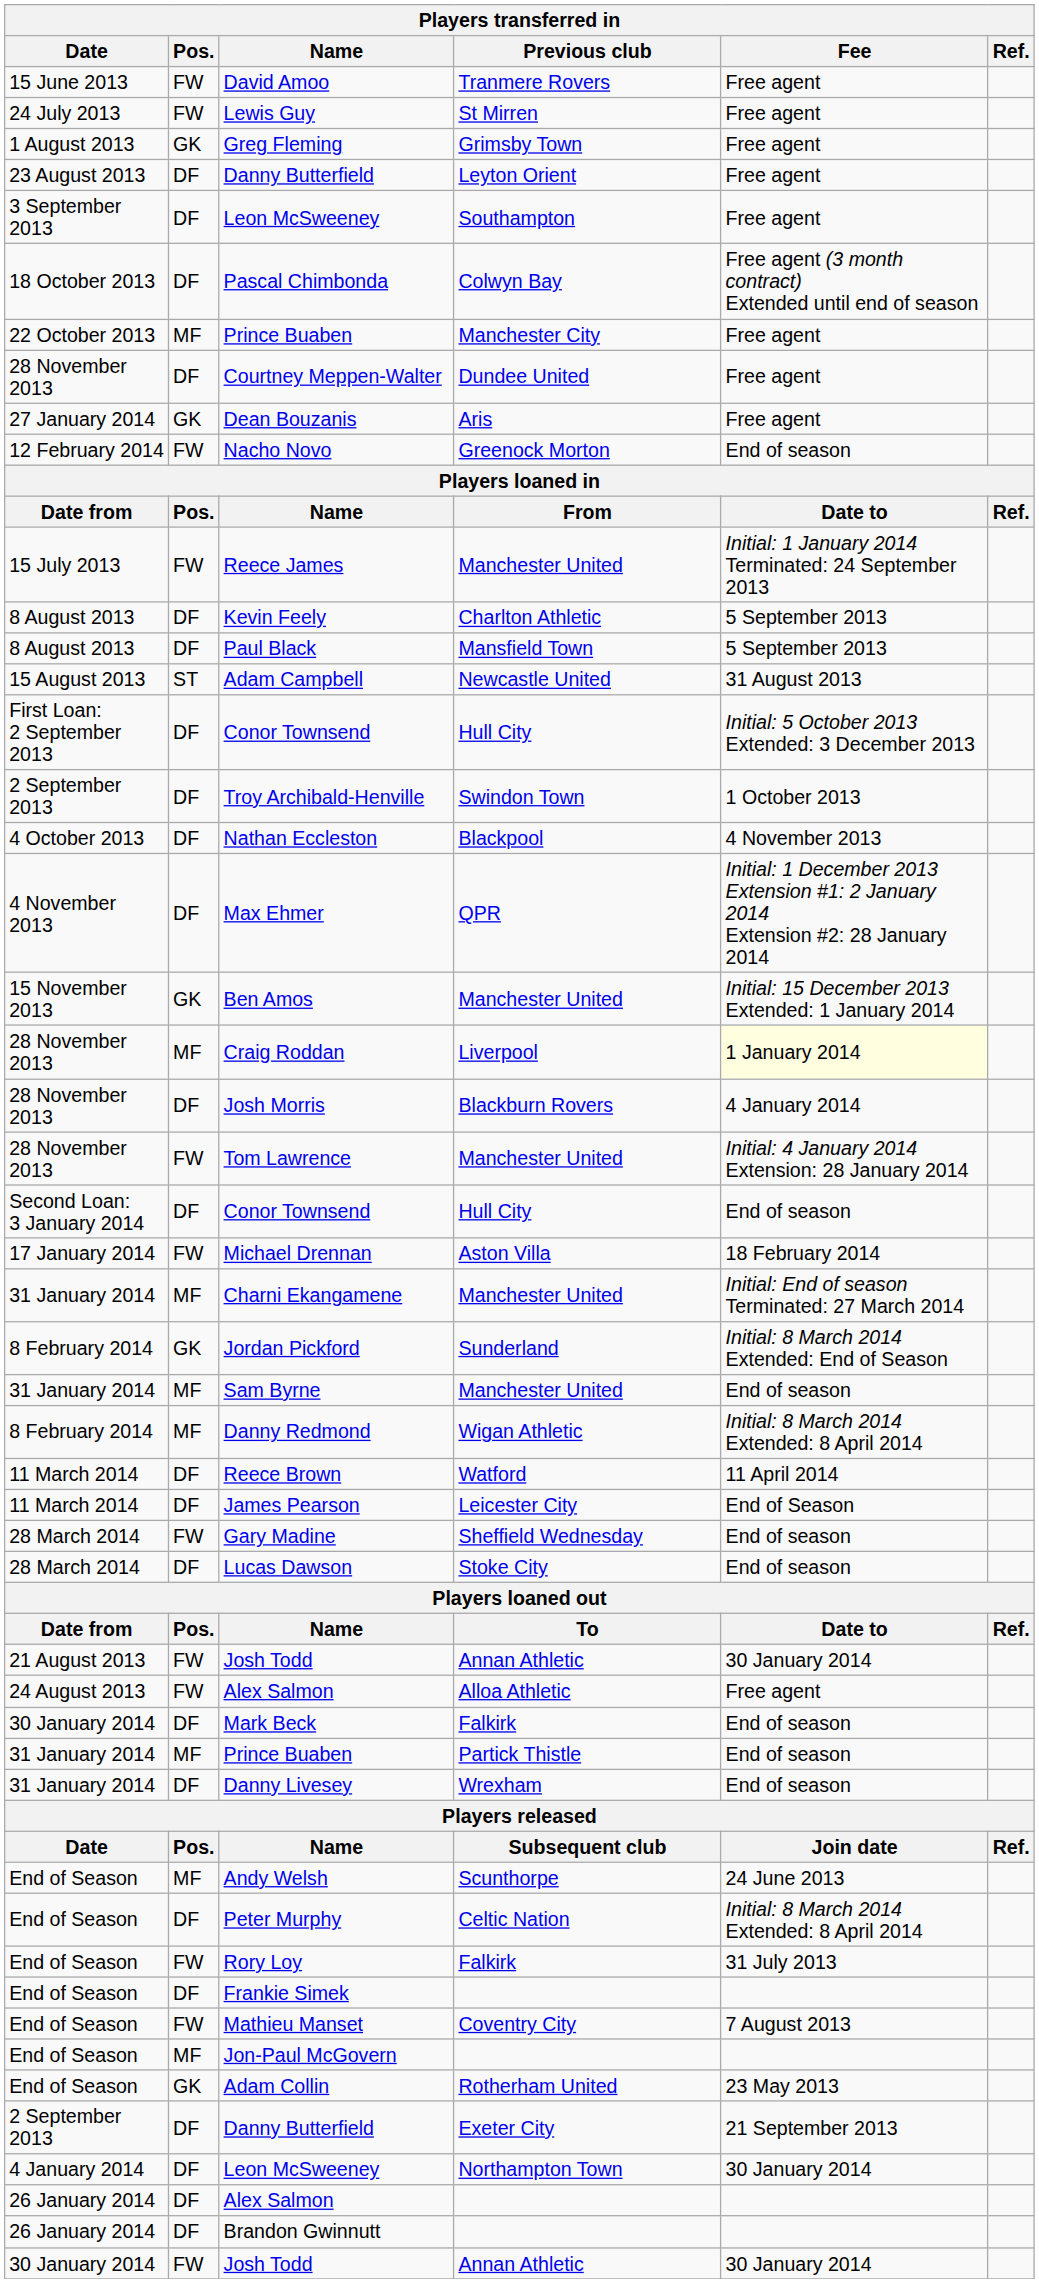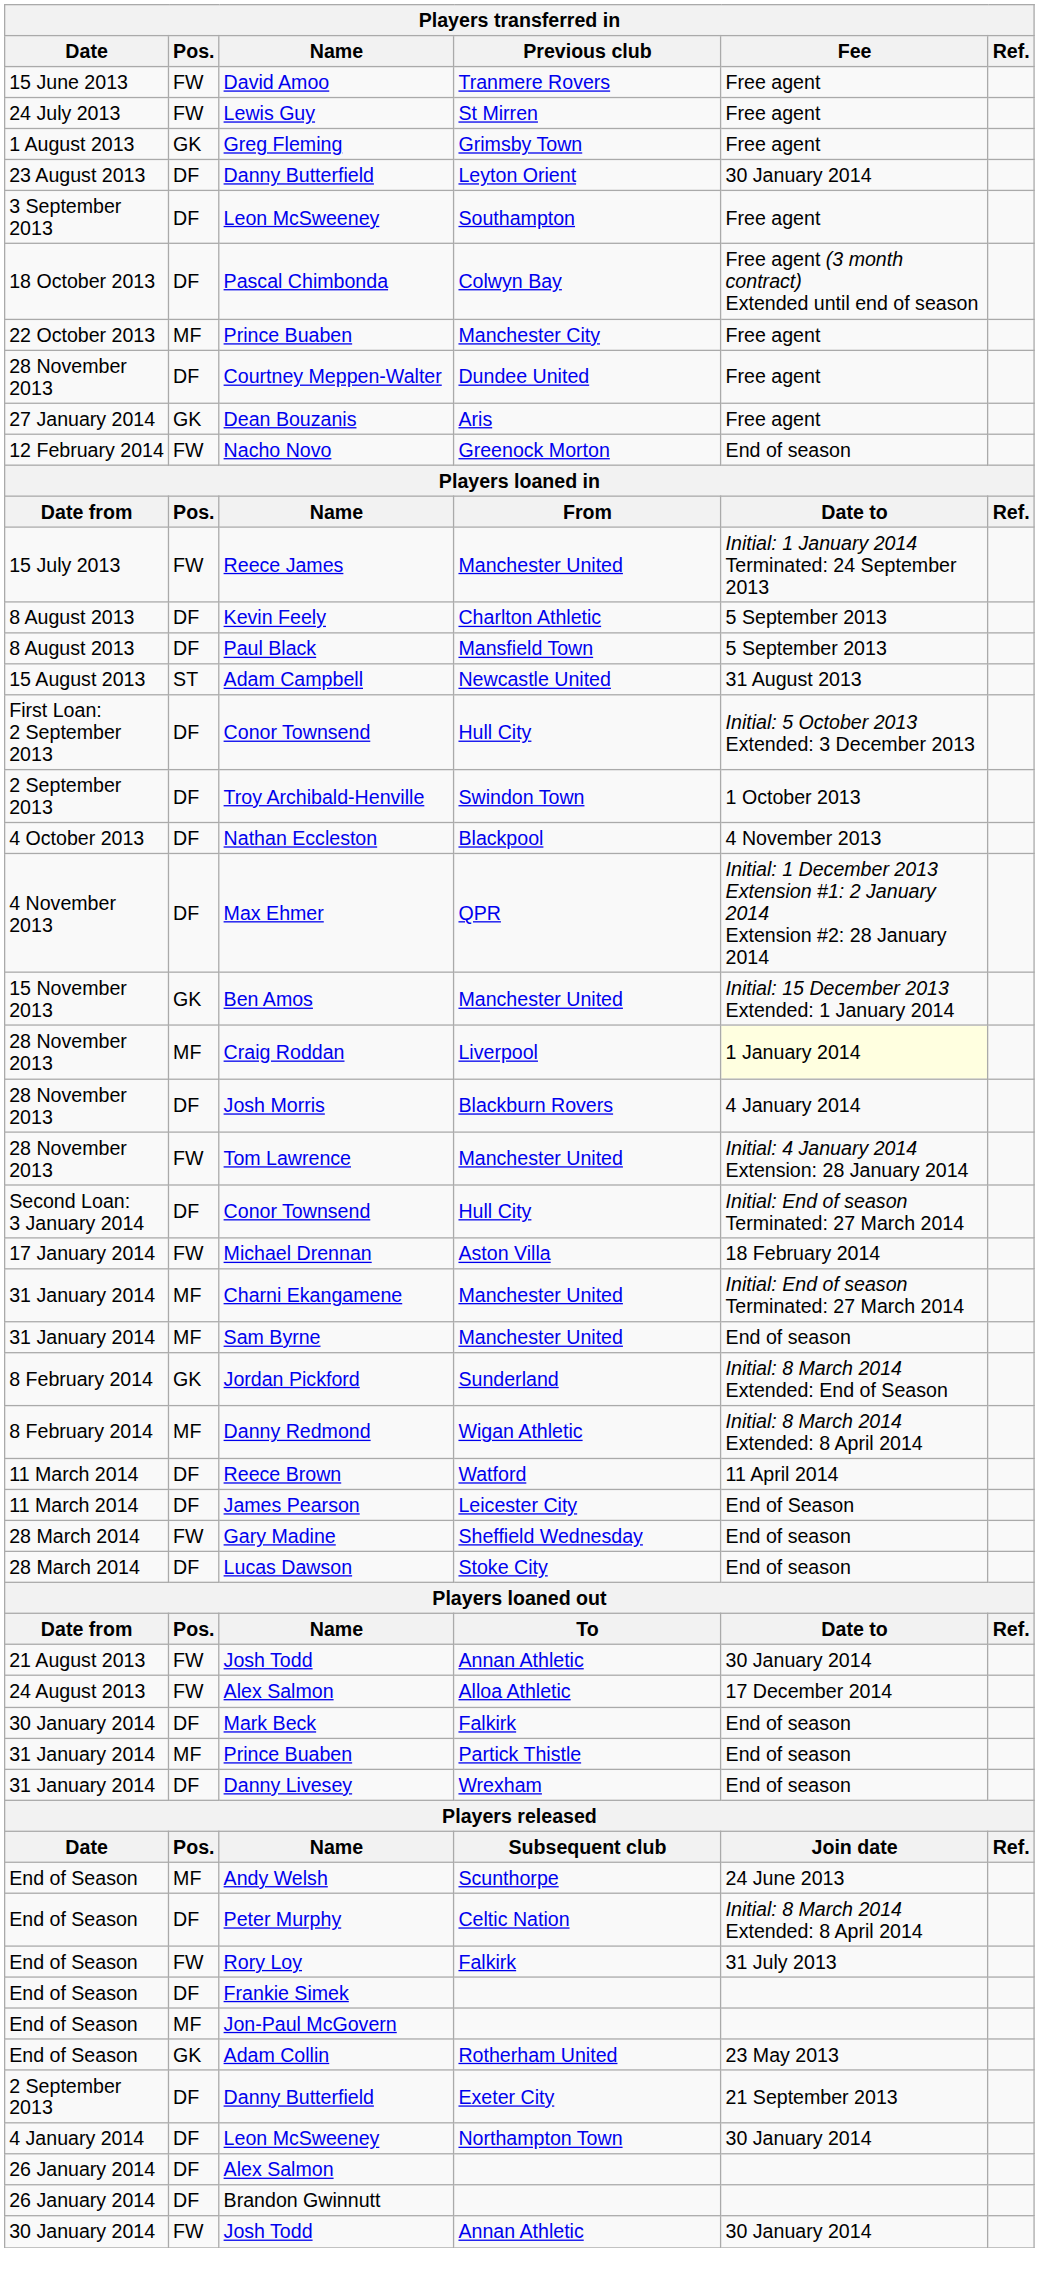(773, 176) Free agent -> (799, 176) 30 January 2014
(788, 1211) End of season -> (845, 1211) Initial: End of season Terminated: 27 March 2014
rows swapped: (82, 1390) <-> (81, 1348)
(773, 1691) Free agent -> (809, 1691) 17 December 2014
- row: (73, 2024)
